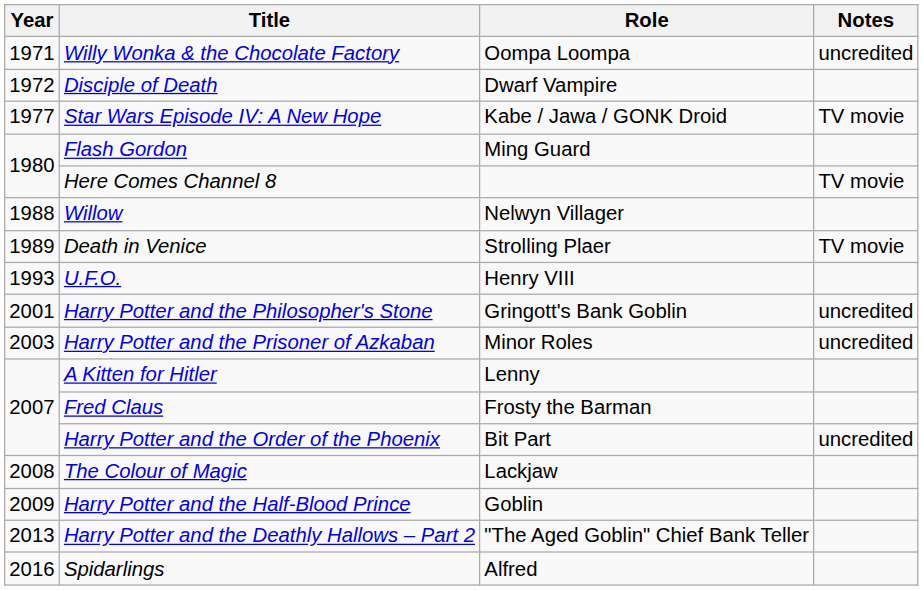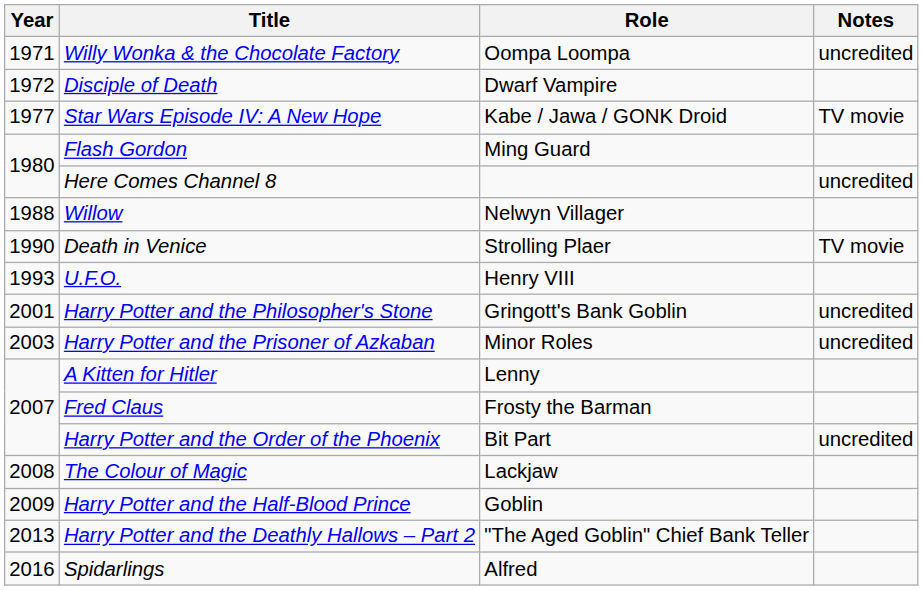(861, 181) TV movie -> (866, 181) uncredited
(32, 246) 1989 -> (32, 246) 1990
